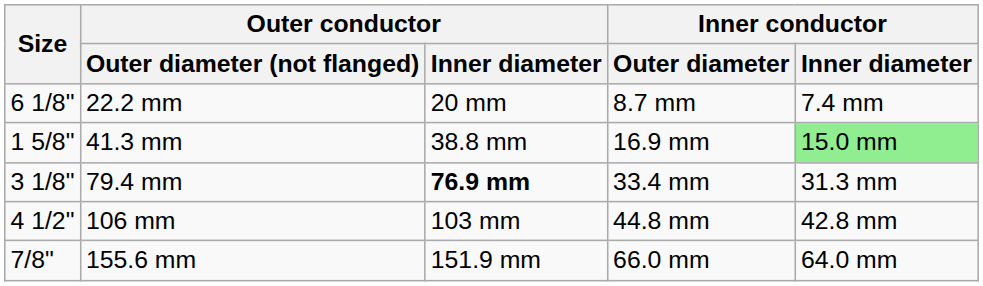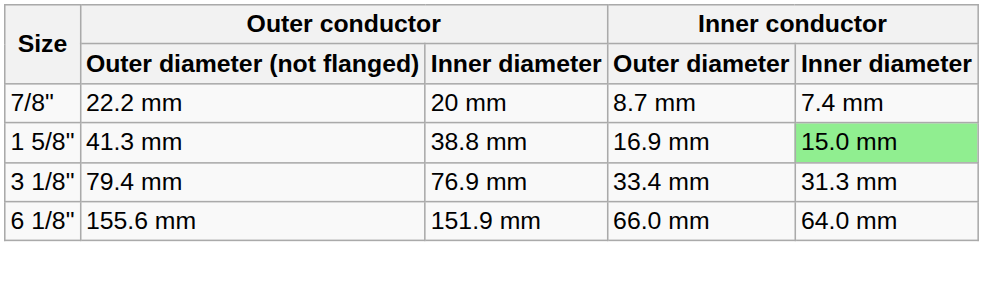(42, 102) 6 1/8" -> (32, 102) 7/8"
(480, 181) bold -> (479, 181) normal
- row: (131, 220)
(32, 260) 7/8" -> (42, 220) 6 1/8"
